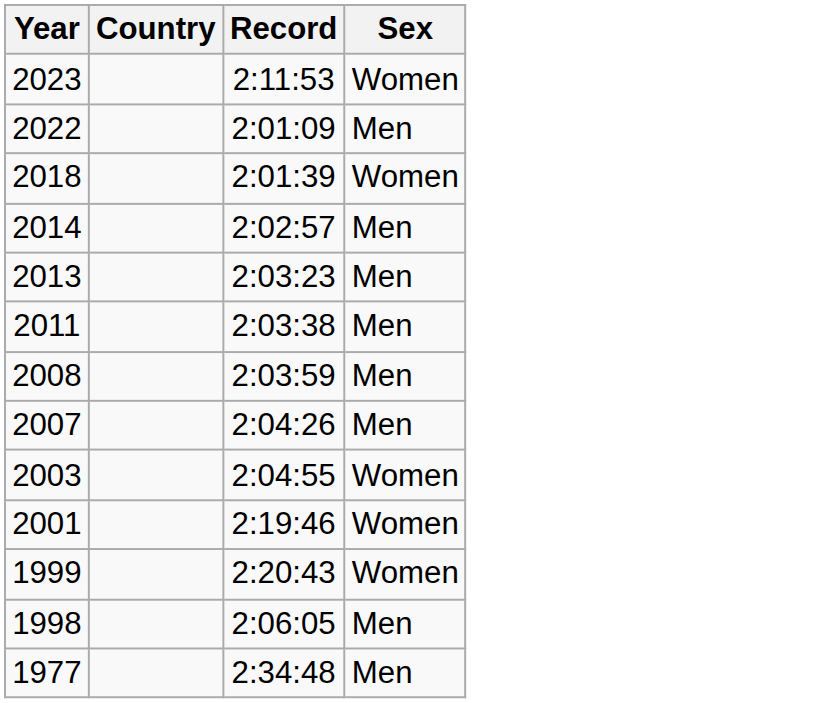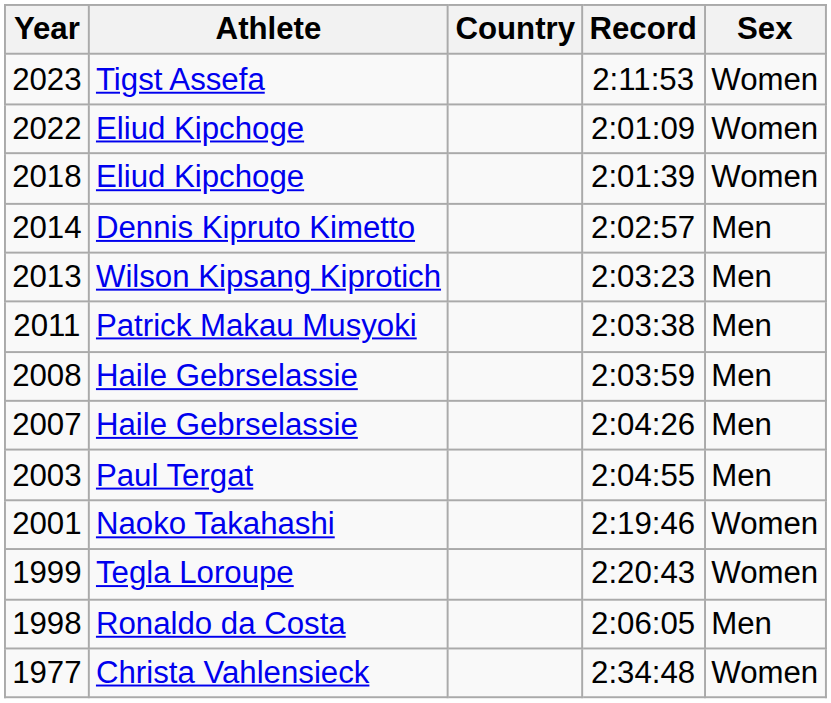+ column: (268, 29)
(382, 128) Men -> (765, 128) Women
(405, 474) Women -> (742, 474) Men
(382, 672) Men -> (765, 672) Women
